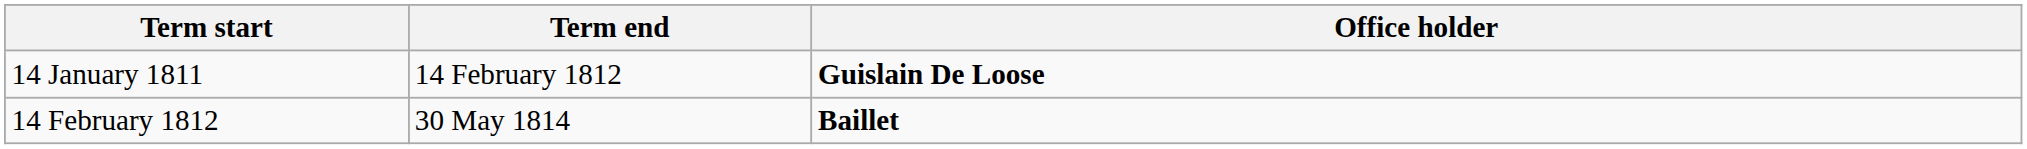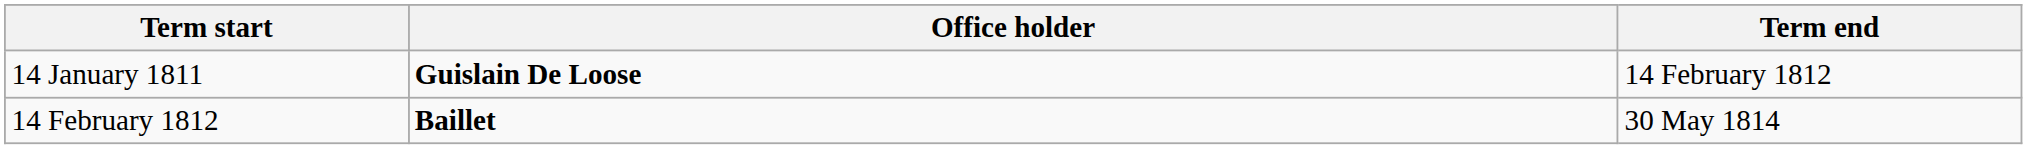columns swapped: (610, 27) <-> (1416, 27)
